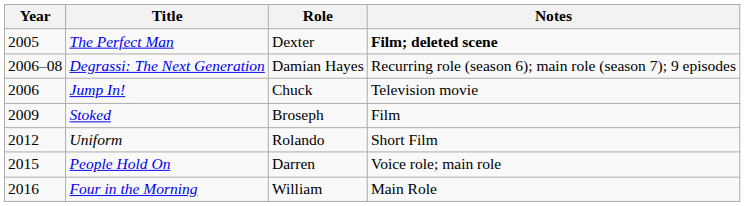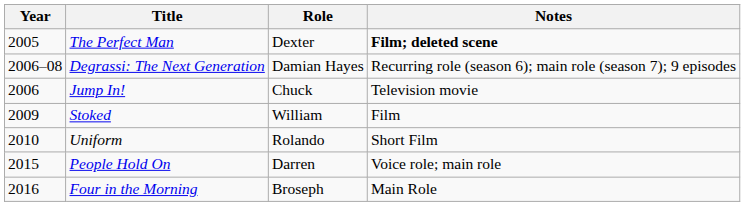(298, 115) Broseph -> (297, 115) William
(24, 139) 2012 -> (24, 139) 2010
(297, 189) William -> (298, 189) Broseph
